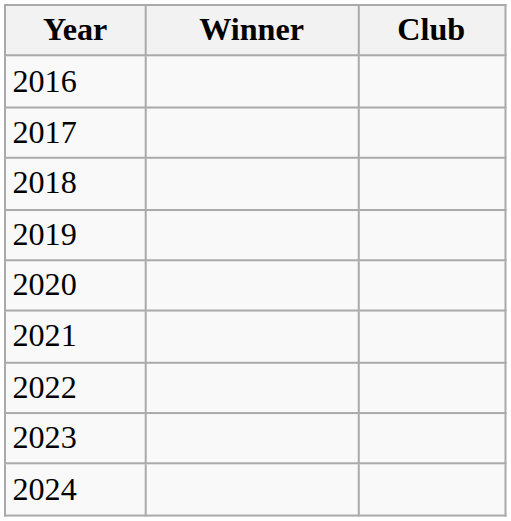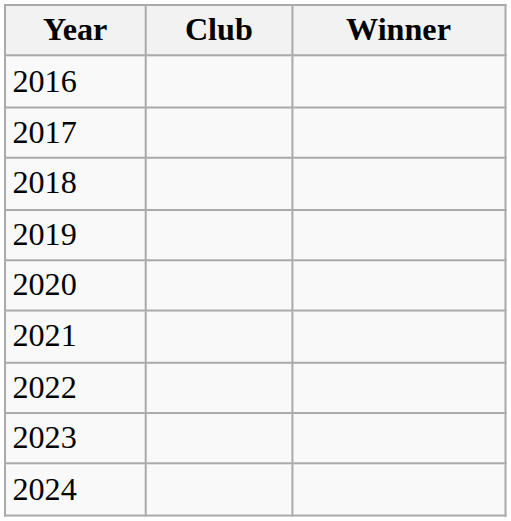columns swapped: (252, 30) <-> (431, 30)
